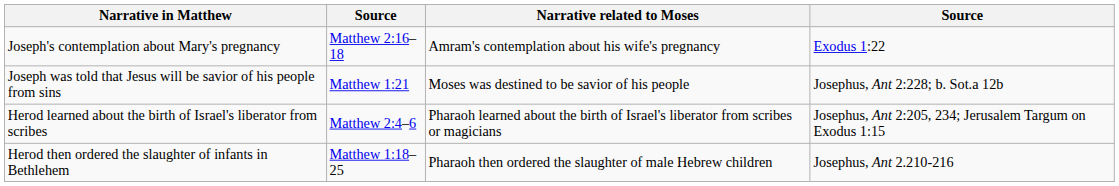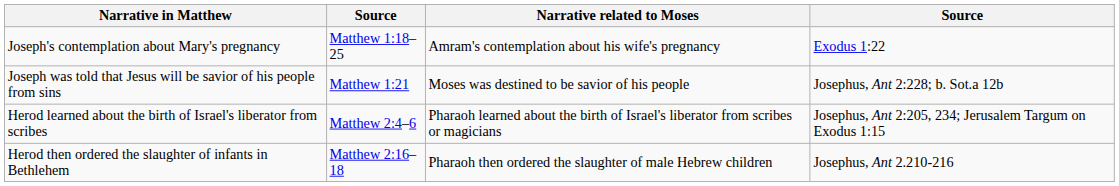(373, 46) Matthew 2:16–18 -> (373, 46) Matthew 1:18–25
(373, 162) Matthew 1:18–25 -> (373, 162) Matthew 2:16–18
